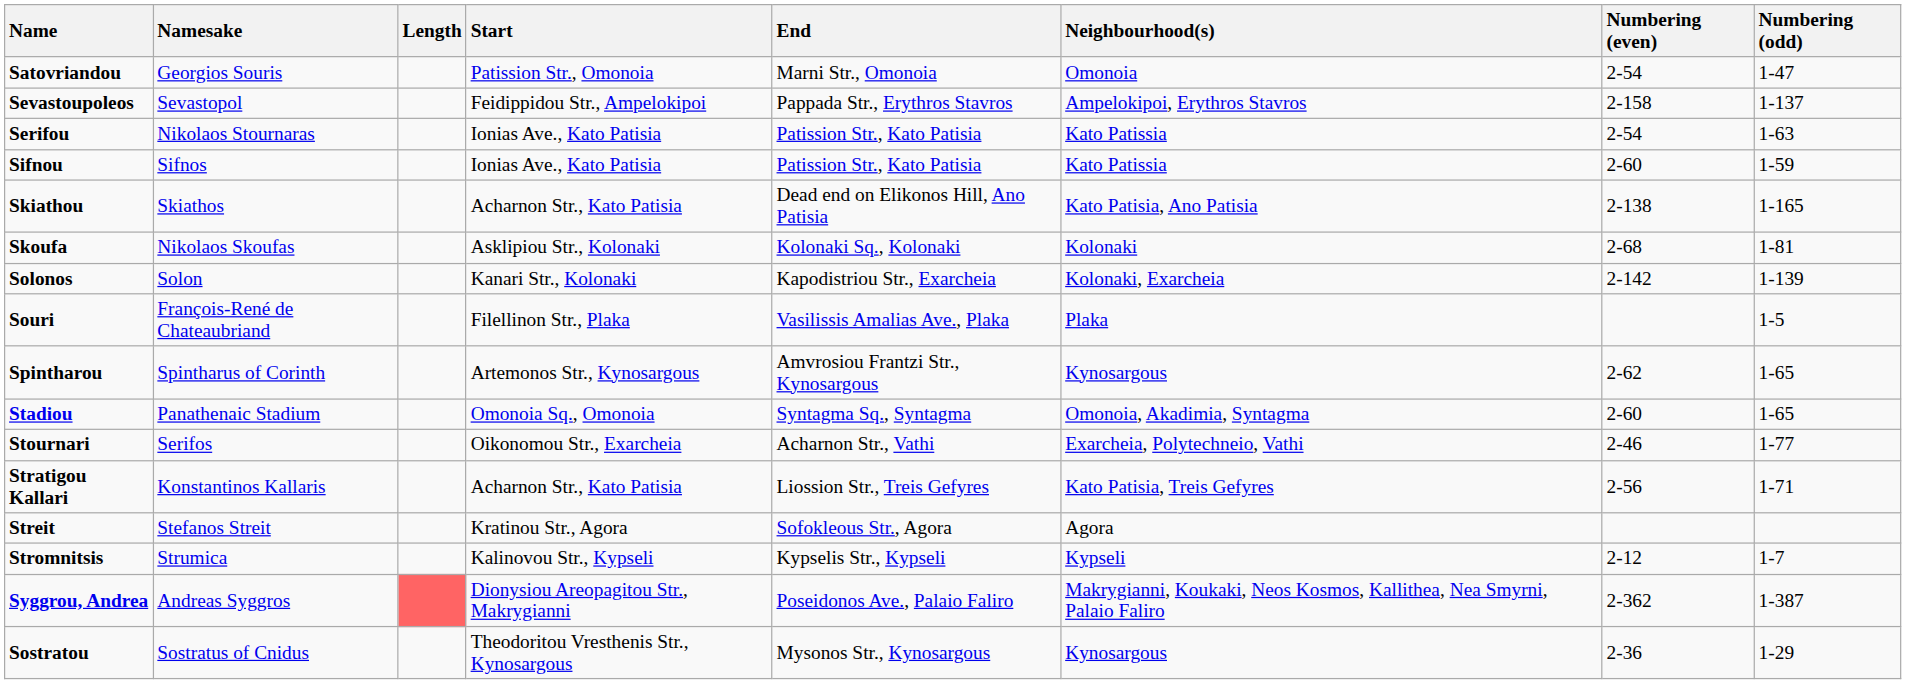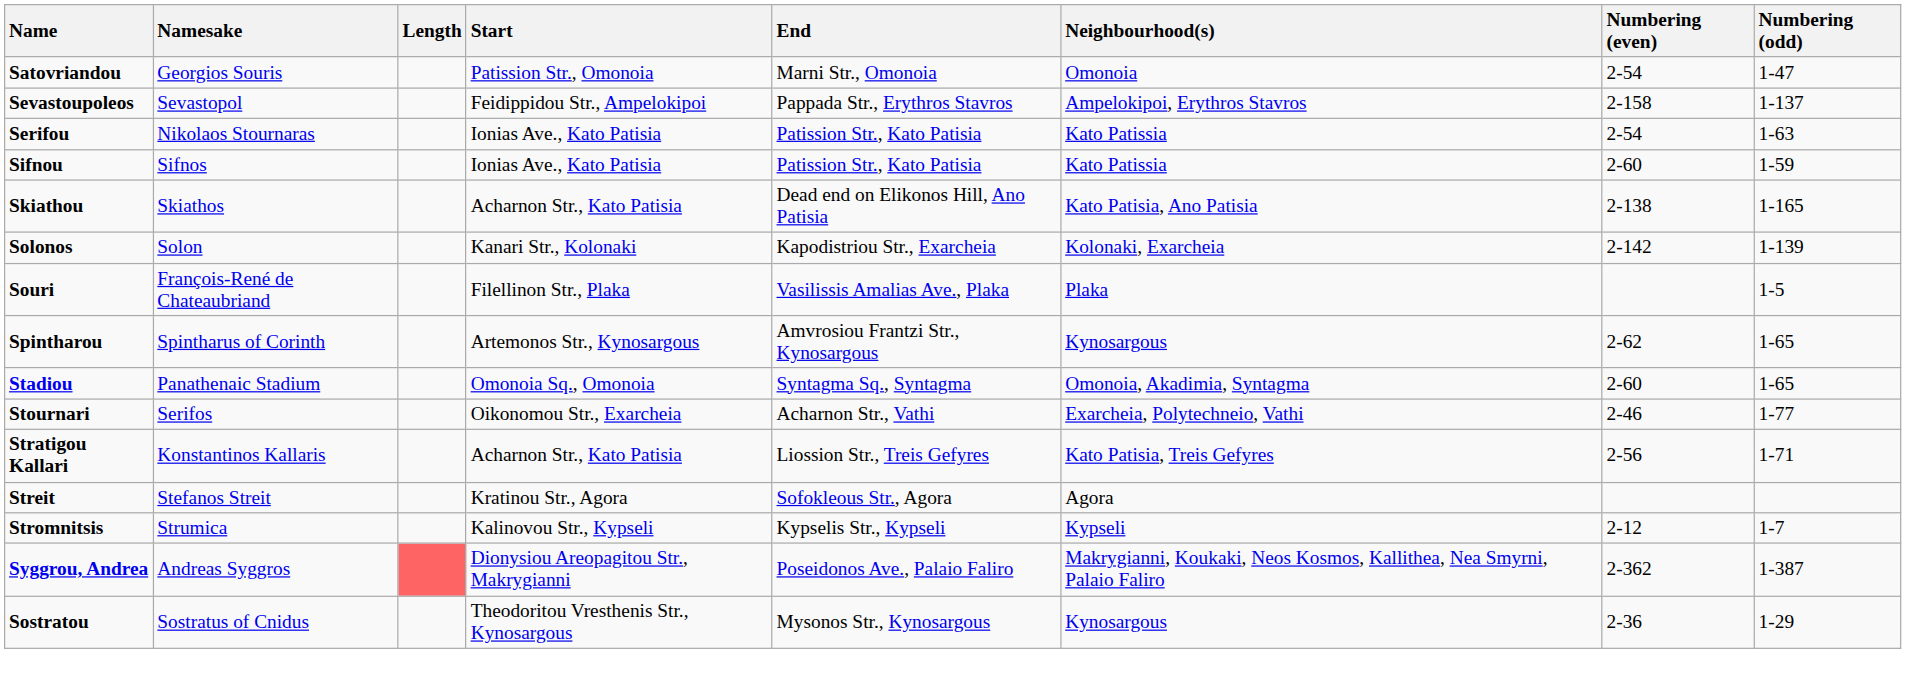- row: (38, 247)
